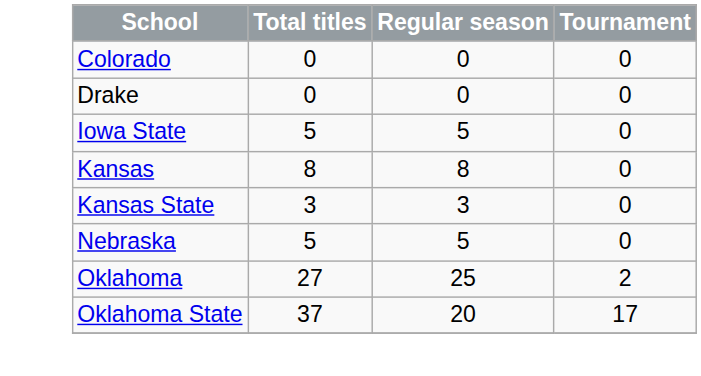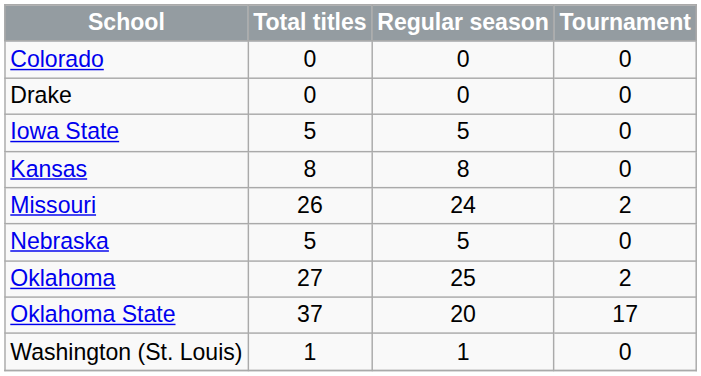- row: (146, 205)
+ row: (53, 205)
+ row: (126, 351)
